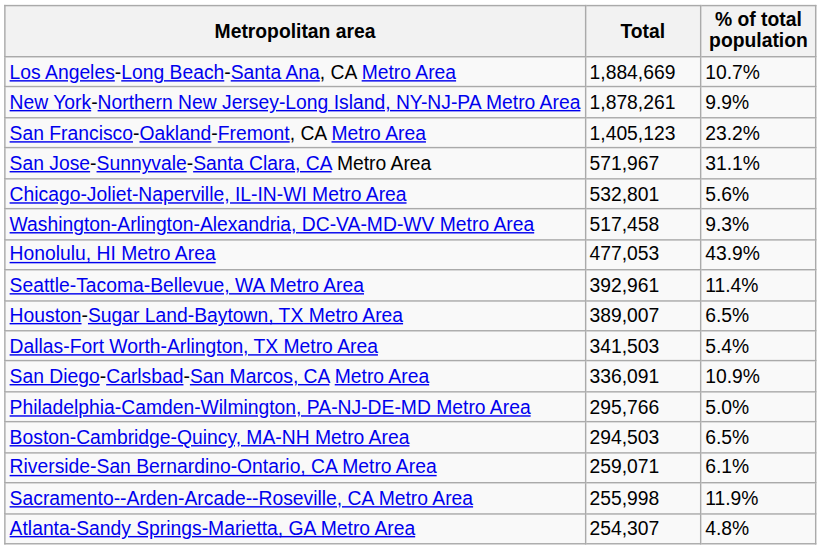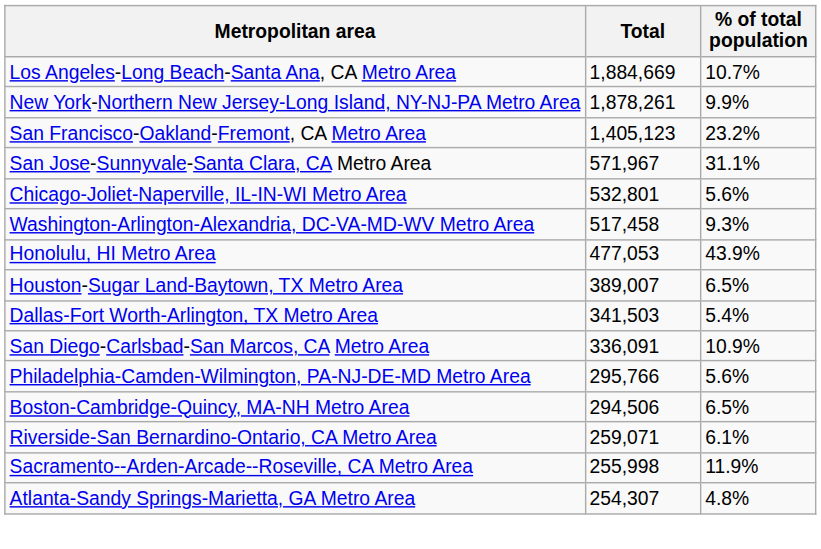- row: (187, 285)
(727, 407) 5.0% -> (727, 376) 5.6%
(624, 437) 294,503 -> (624, 407) 294,506
